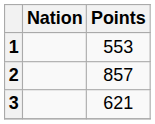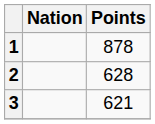(118, 47) 553 -> (118, 47) 878
(118, 75) 857 -> (118, 75) 628
